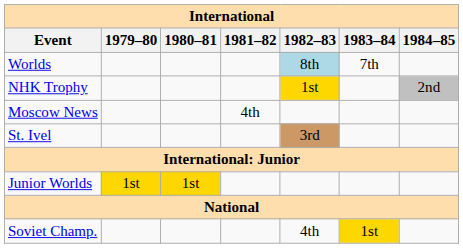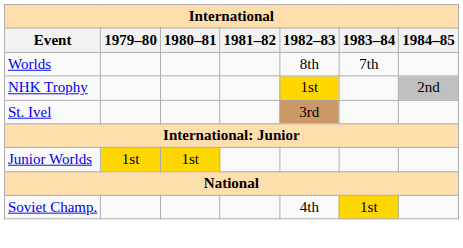(310, 64) lightblue background -> (309, 64) no background
- row: (53, 111)
